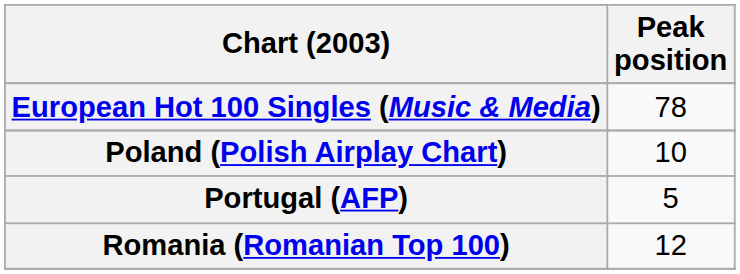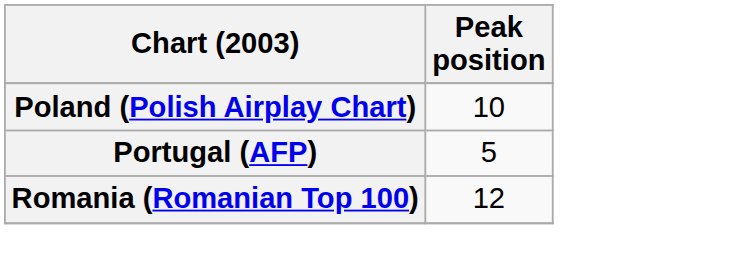- row: (306, 106)
